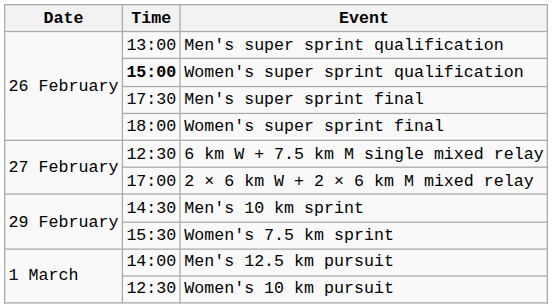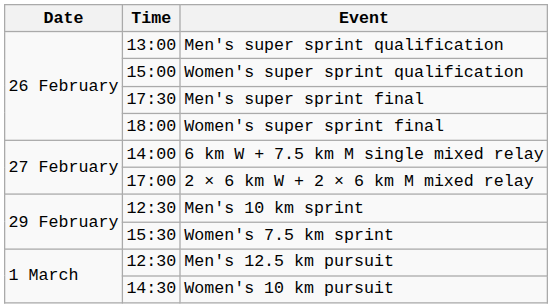(151, 72) bold -> (151, 72) normal
(151, 154) 12:30 -> (151, 154) 14:00
(151, 208) 14:30 -> (151, 208) 12:30
(151, 262) 14:00 -> (151, 262) 12:30
(151, 289) 12:30 -> (151, 289) 14:30
